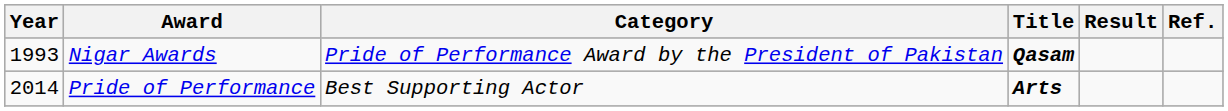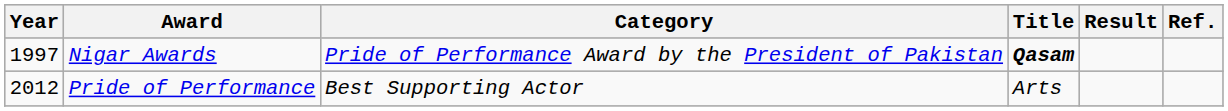(34, 55) 1993 -> (34, 55) 1997
(34, 88) 2014 -> (34, 88) 2012
(1037, 88) bold -> (1037, 88) normal
